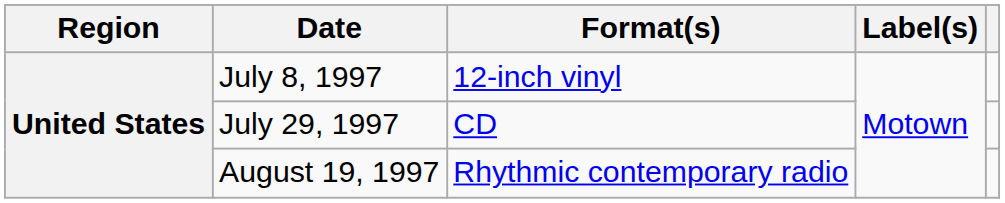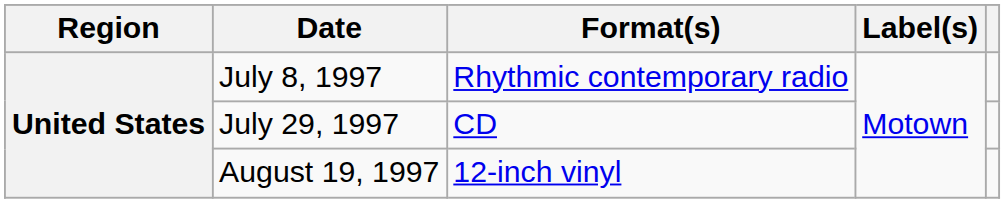(537, 76) 12-inch vinyl -> (651, 76) Rhythmic contemporary radio
(651, 172) Rhythmic contemporary radio -> (537, 172) 12-inch vinyl
